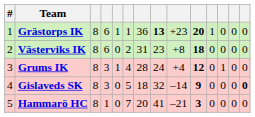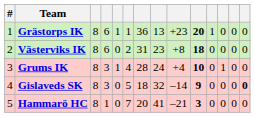(159, 31) bold -> (159, 31) normal
(198, 67) 12 -> (198, 67) 10
